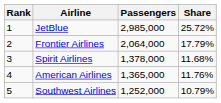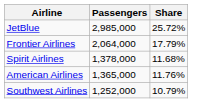- column: (19, 12)
